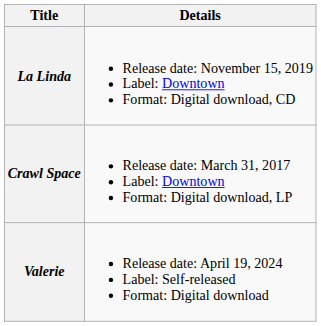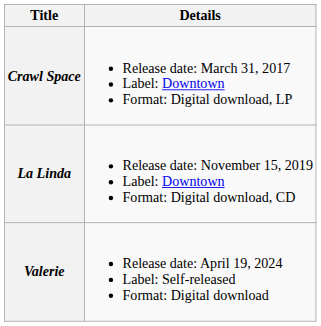rows swapped: (44, 173) <-> (44, 75)
